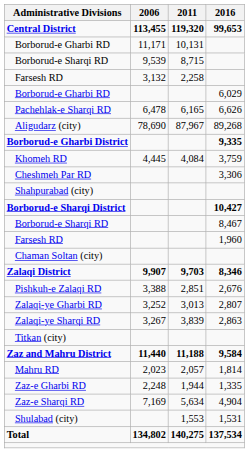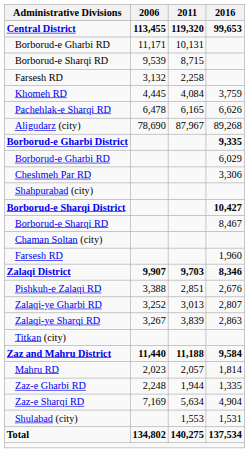rows swapped: (41, 158) <-> (62, 93)
rows swapped: (39, 239) <-> (59, 256)
